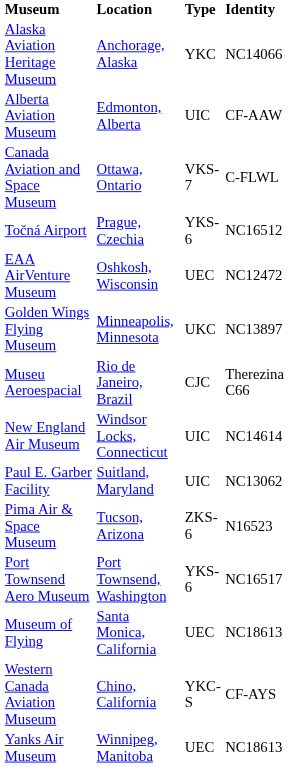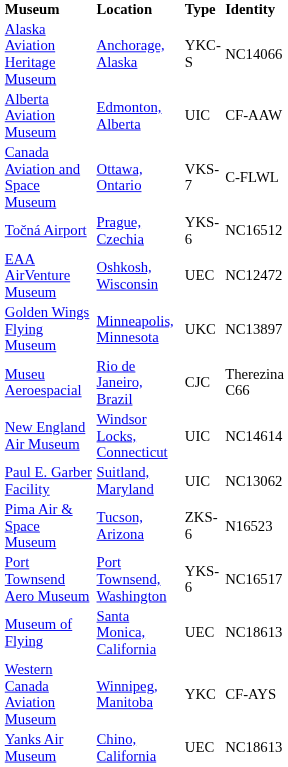(200, 54) YKC -> (203, 54) YKC-S
(126, 694) Chino, California -> (127, 694) Winnipeg, Manitoba
(203, 694) YKC-S -> (200, 694) YKC
(127, 747) Winnipeg, Manitoba -> (126, 747) Chino, California
